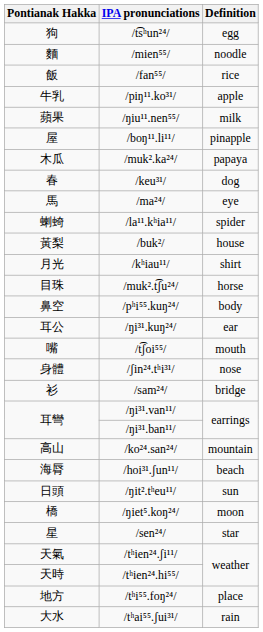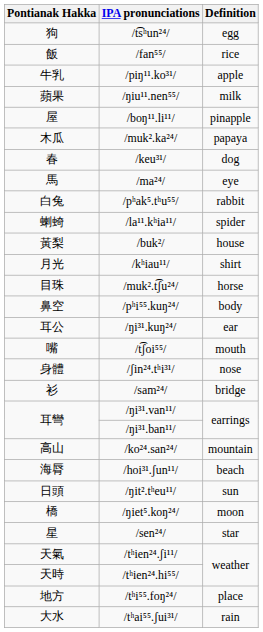- row: (151, 54)
+ row: (151, 201)
